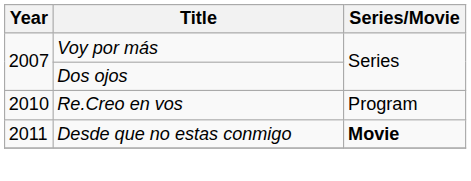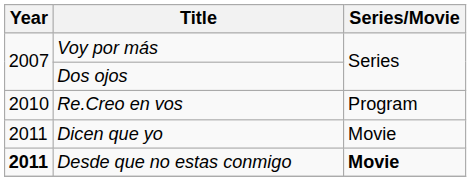+ row: (110, 133)
(28, 133) normal -> (28, 162) bold
